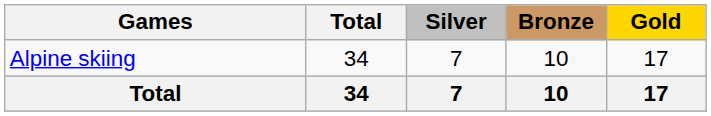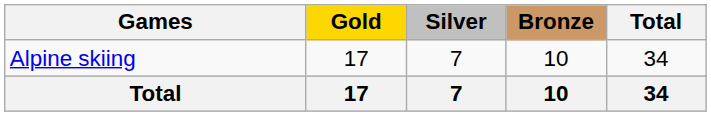columns swapped: (656, 22) <-> (356, 22)
